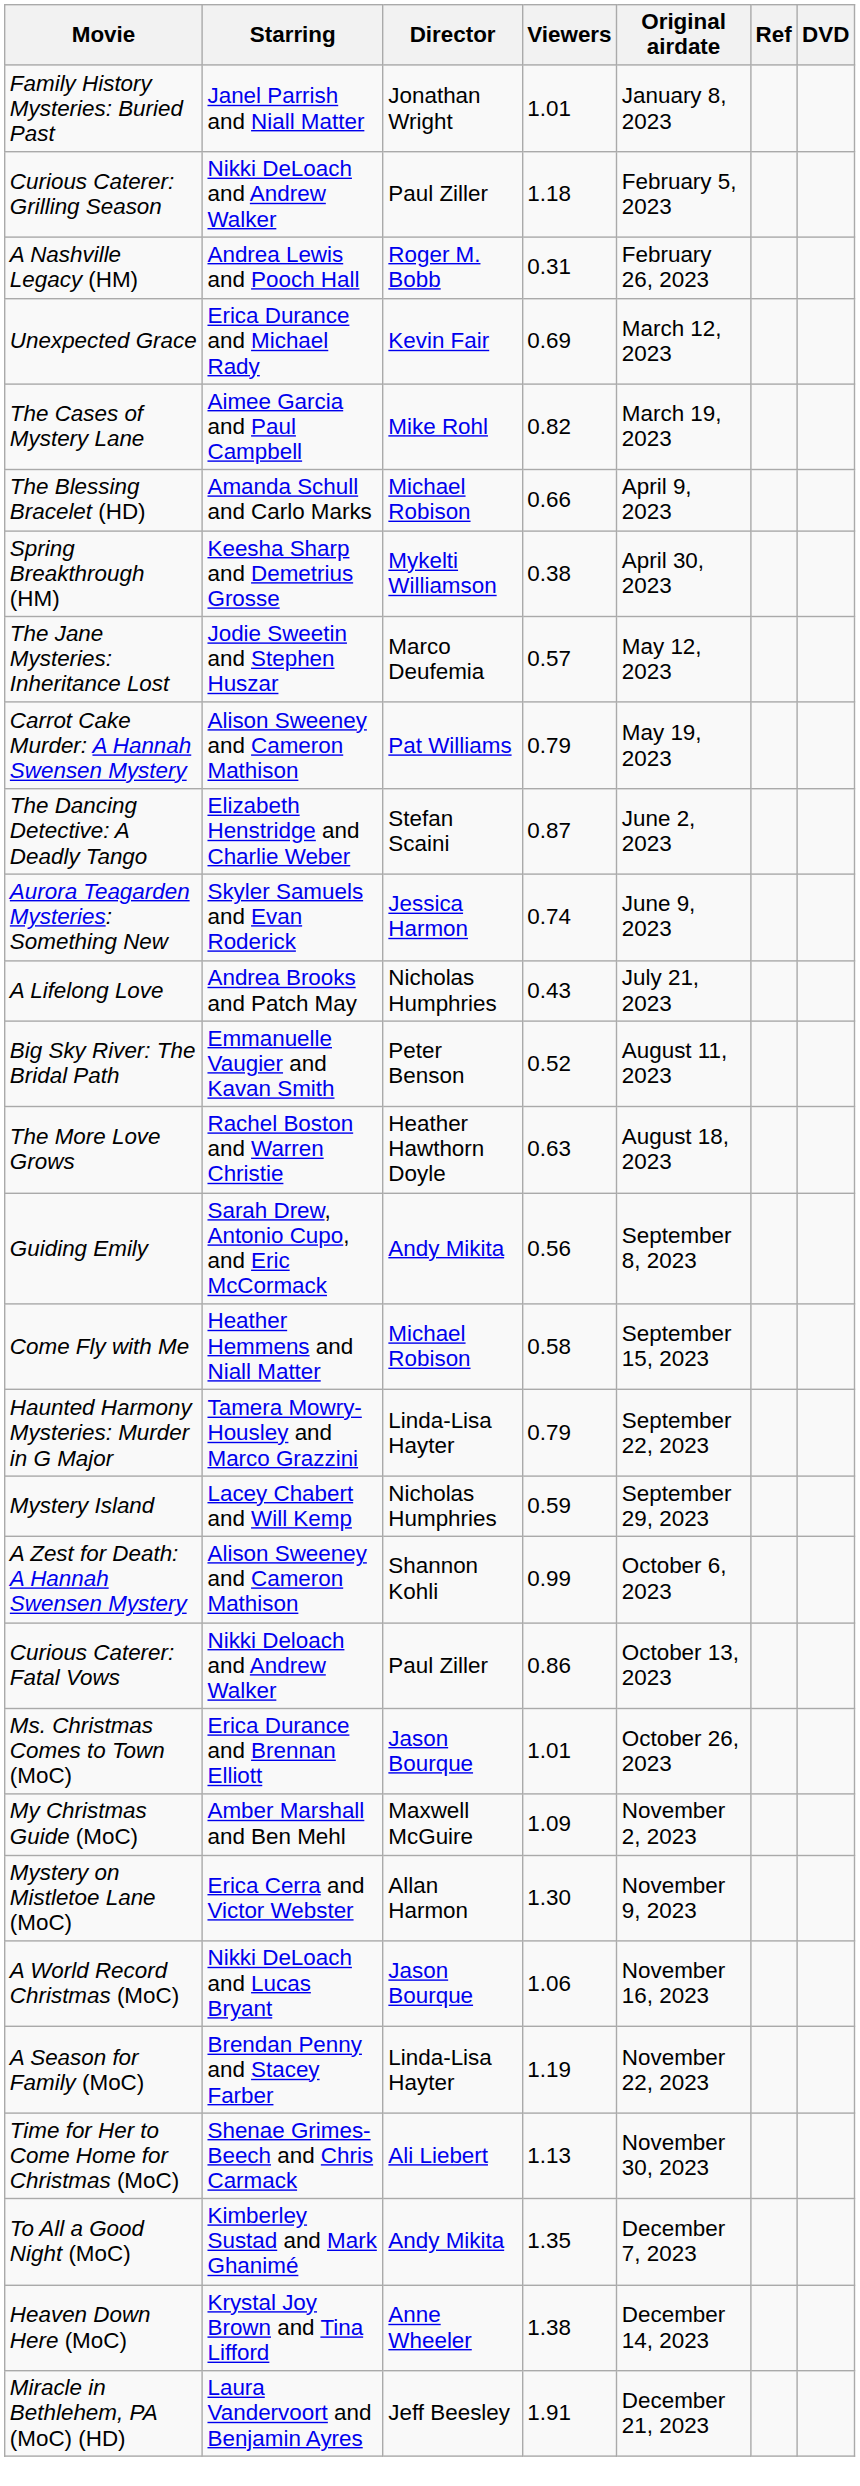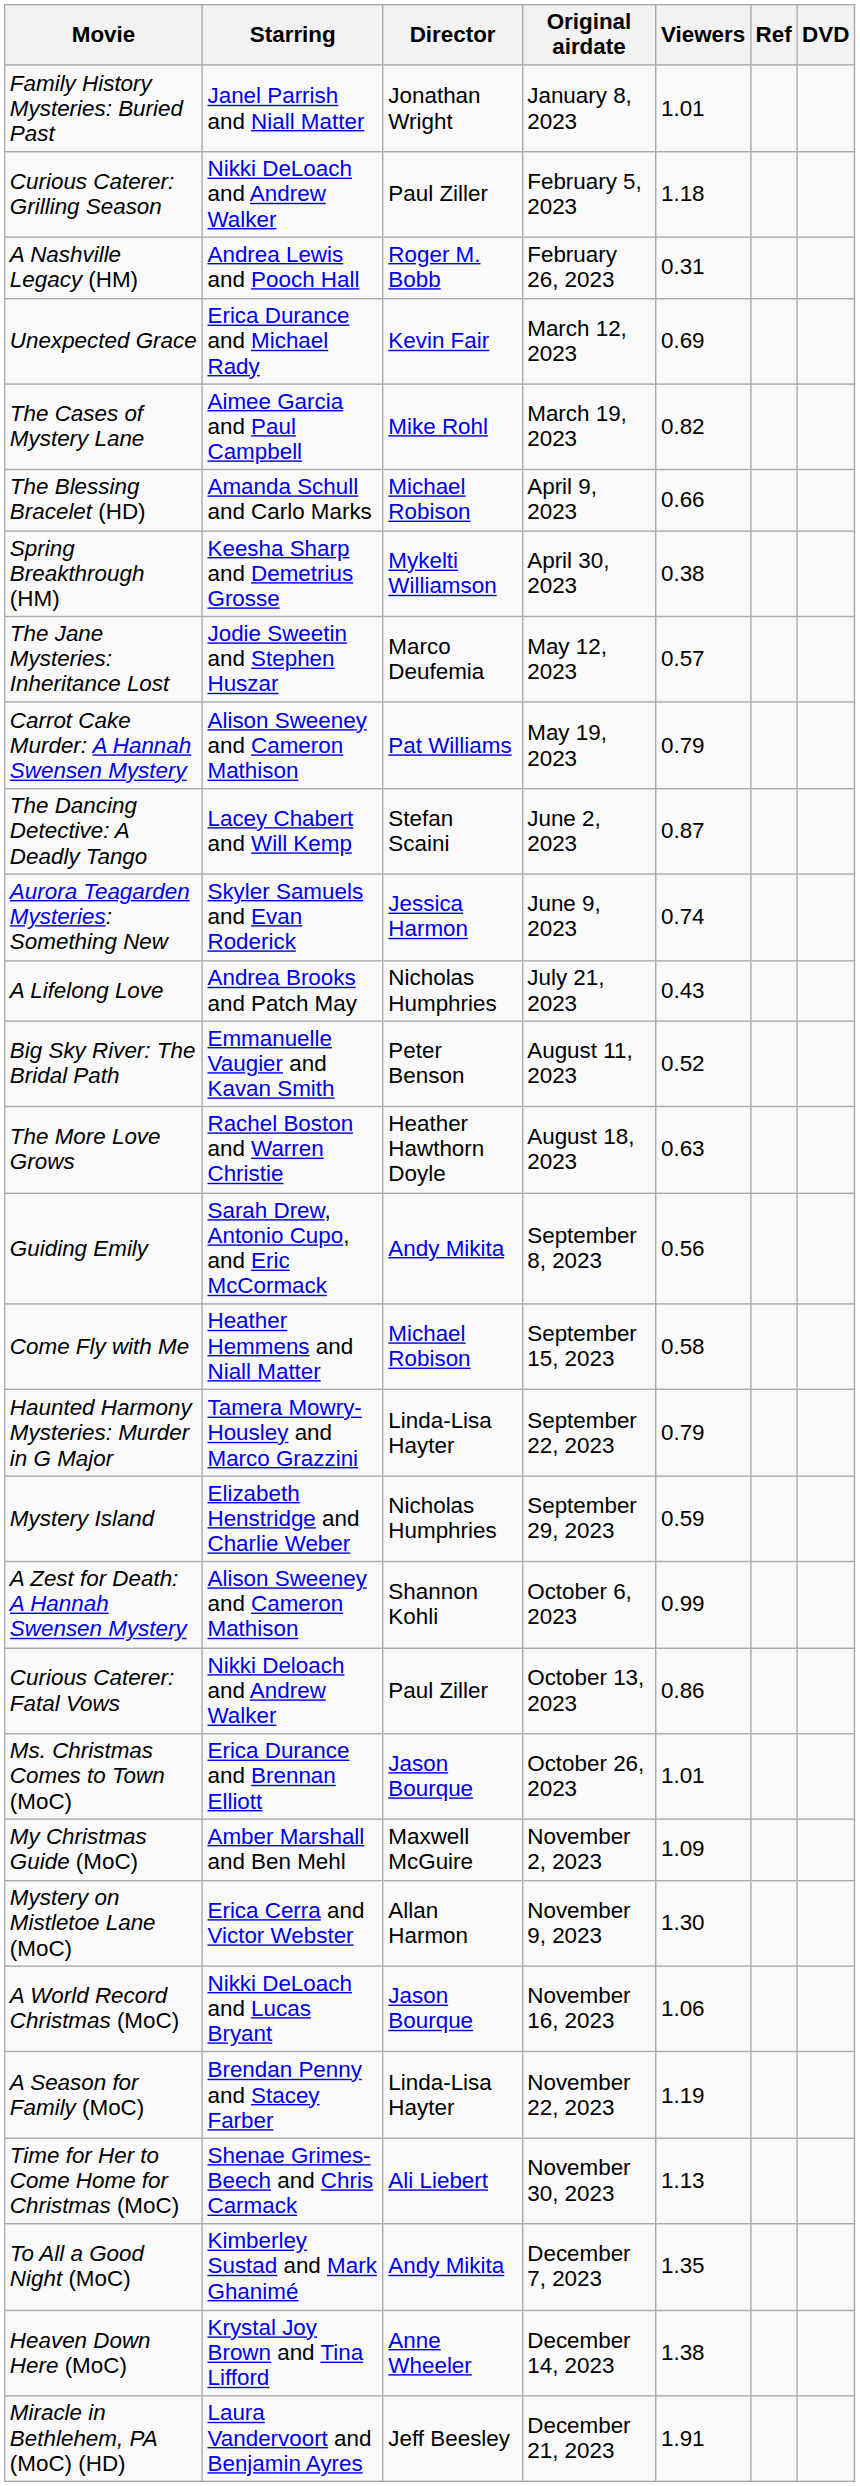columns swapped: (684, 34) <-> (569, 34)
(283, 831) Elizabeth Henstridge and Charlie Weber -> (280, 831) Lacey Chabert and Will Kemp
(280, 1505) Lacey Chabert and Will Kemp -> (283, 1518) Elizabeth Henstridge and Charlie Weber
